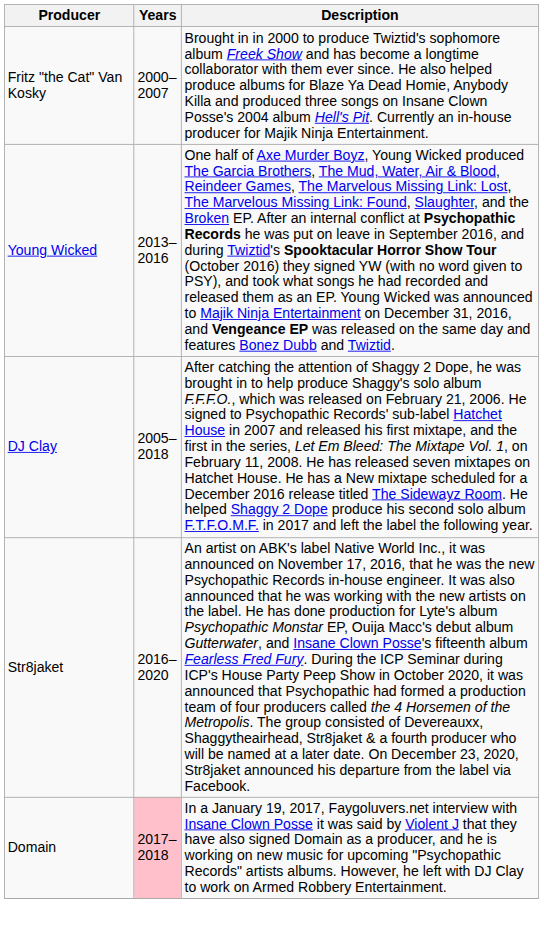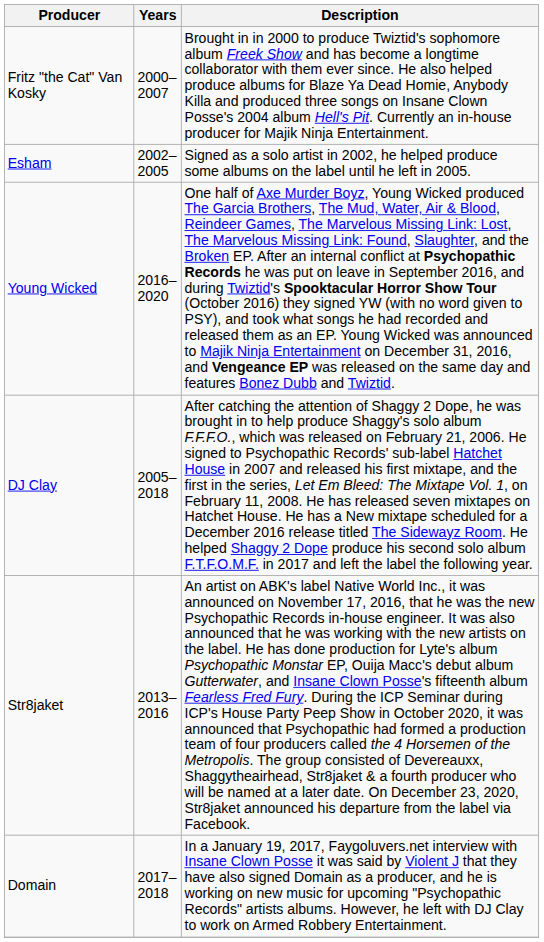+ row: (30, 163)
(157, 250) 2013–2016 -> (157, 288) 2016–2020
(157, 667) 2016–2020 -> (157, 705) 2013–2016
(157, 848) pink background -> (157, 886) no background
